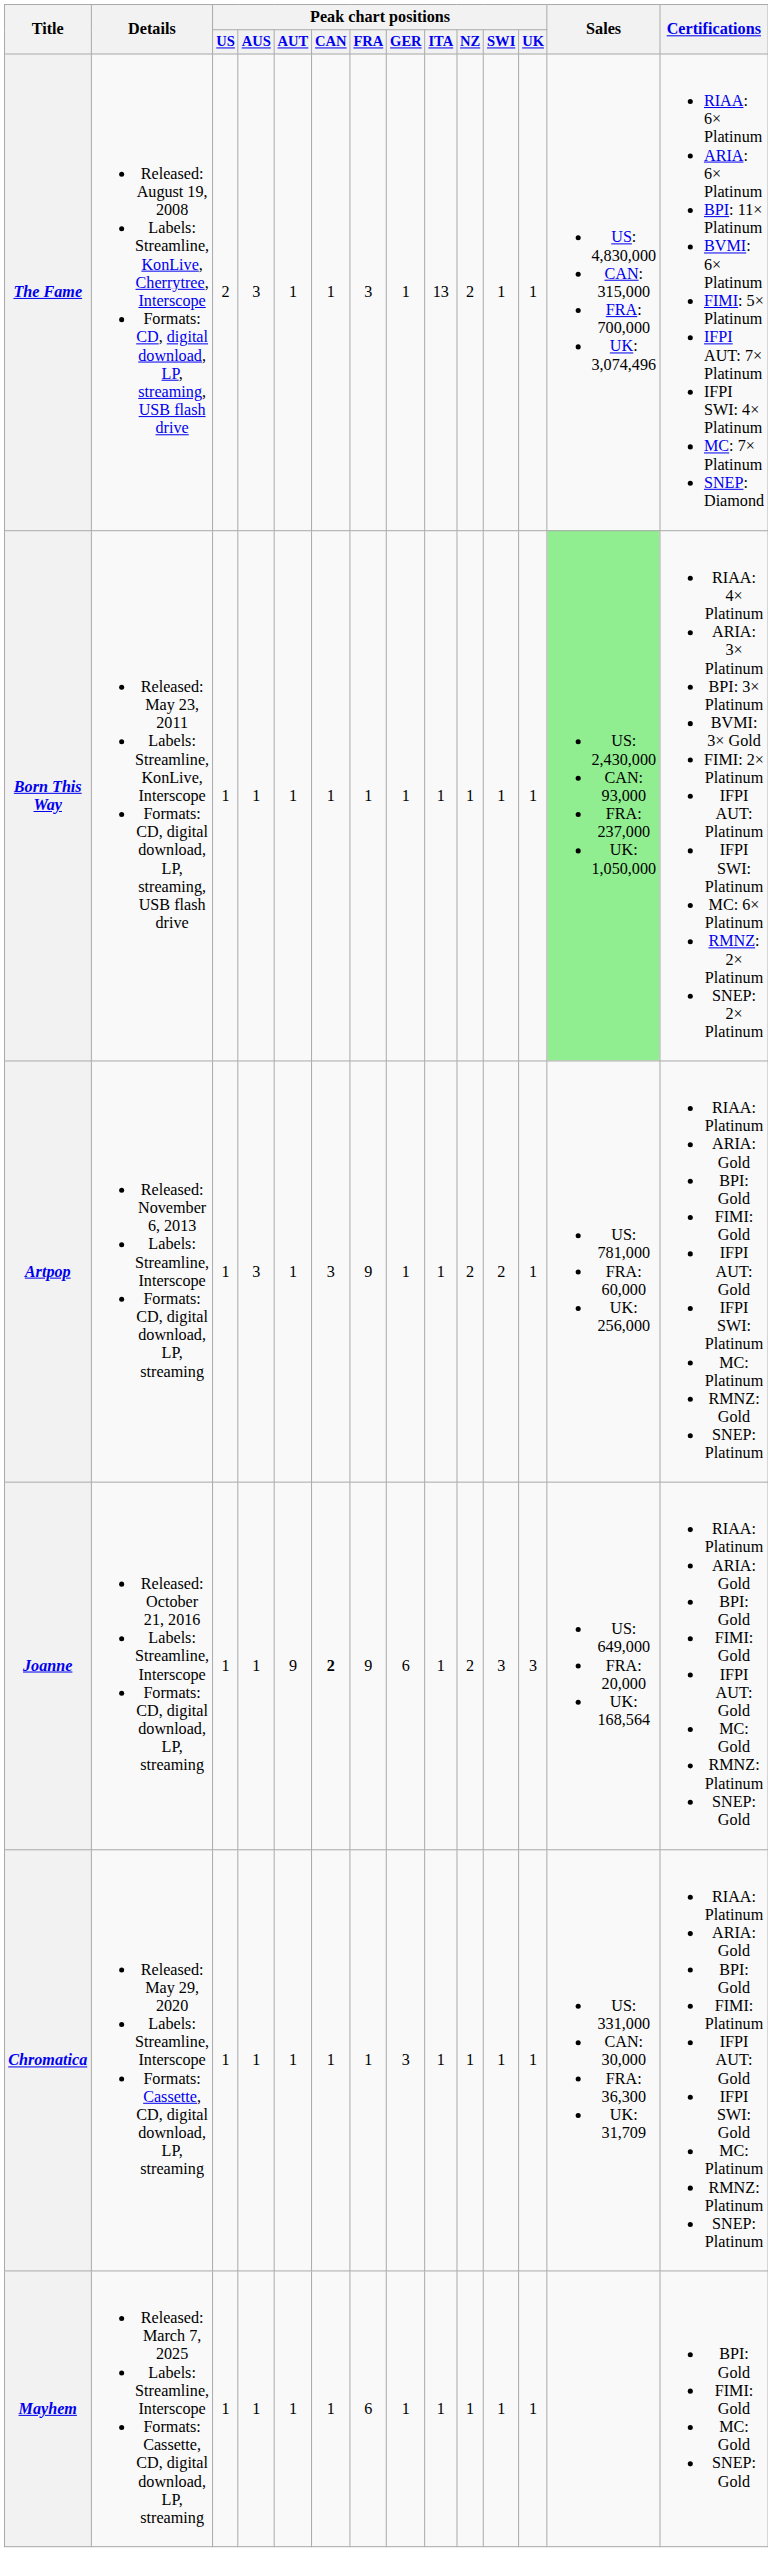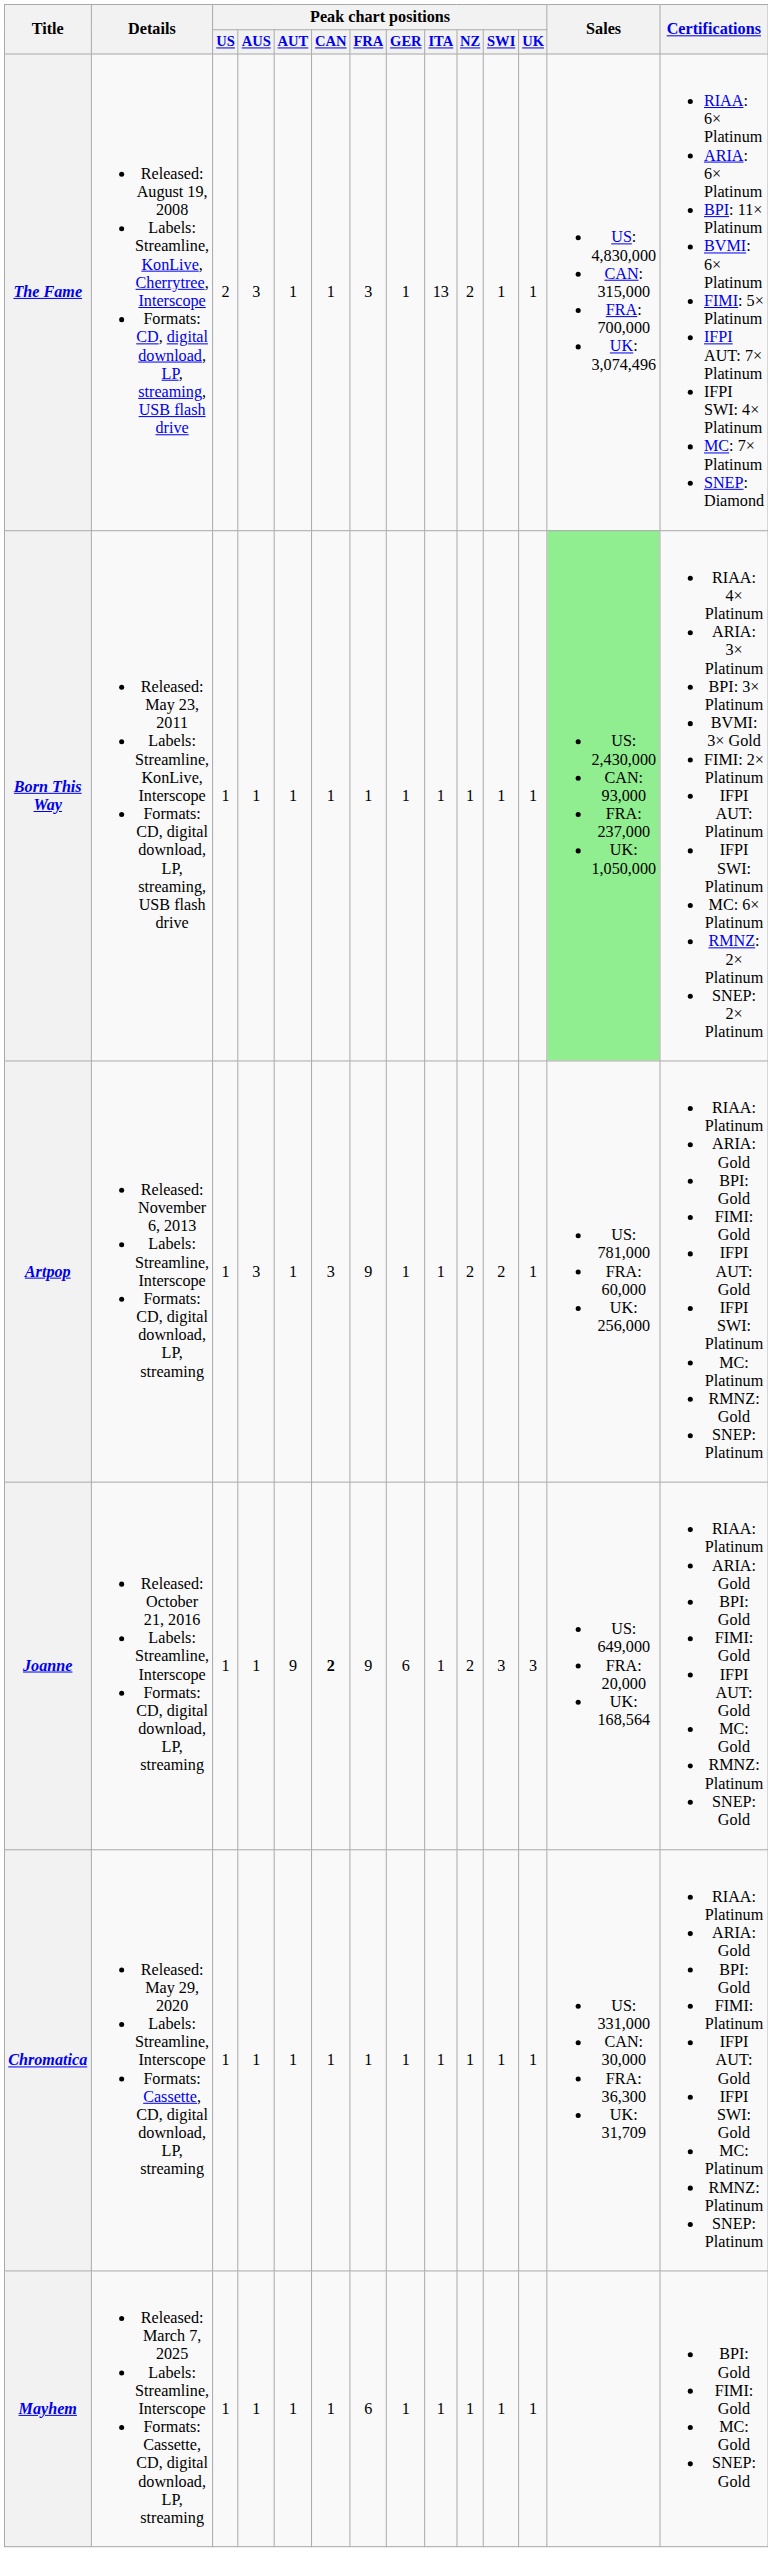(406, 2060) 3 -> (406, 2060) 1
